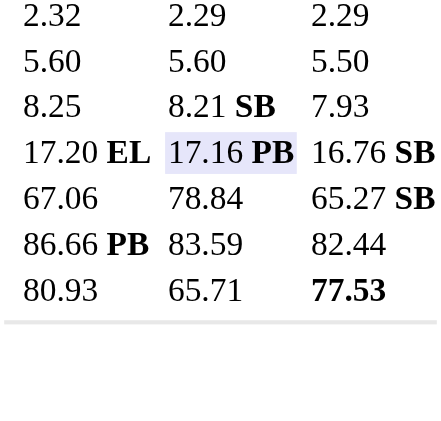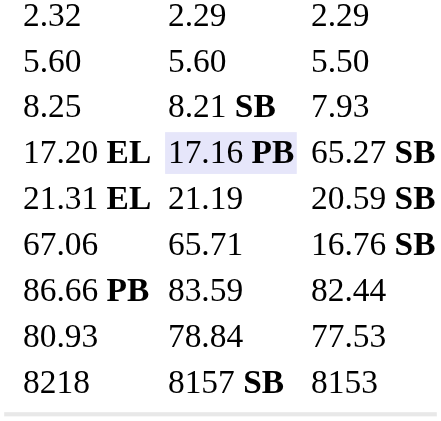(373, 152) 16.76 SB -> (373, 152) 65.27 SB
+ row: (6, 199)
(206, 198) 78.84 -> (206, 244) 65.71
(373, 198) 65.27 SB -> (373, 244) 16.76 SB
(206, 290) 65.71 -> (206, 336) 78.84
(349, 290) bold -> (349, 336) normal
+ row: (6, 383)
